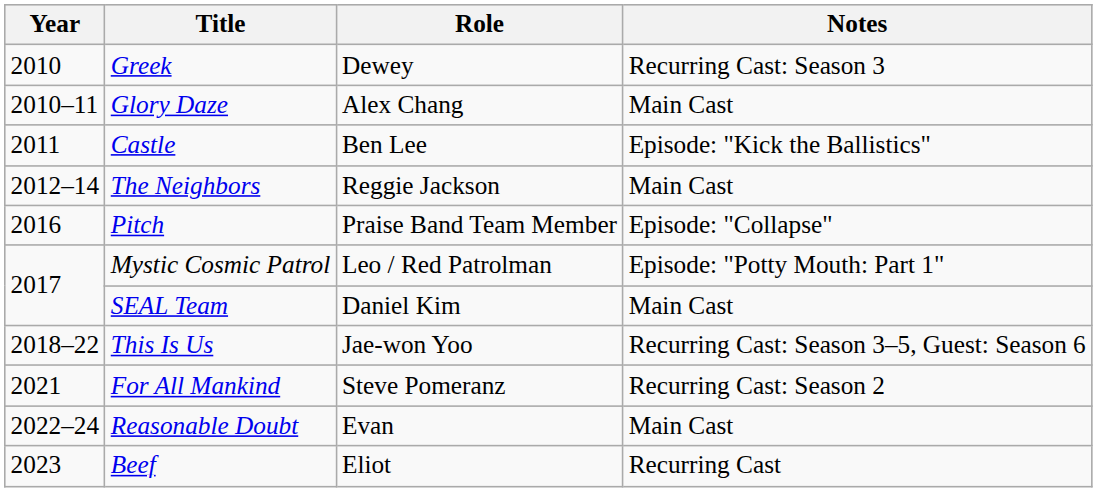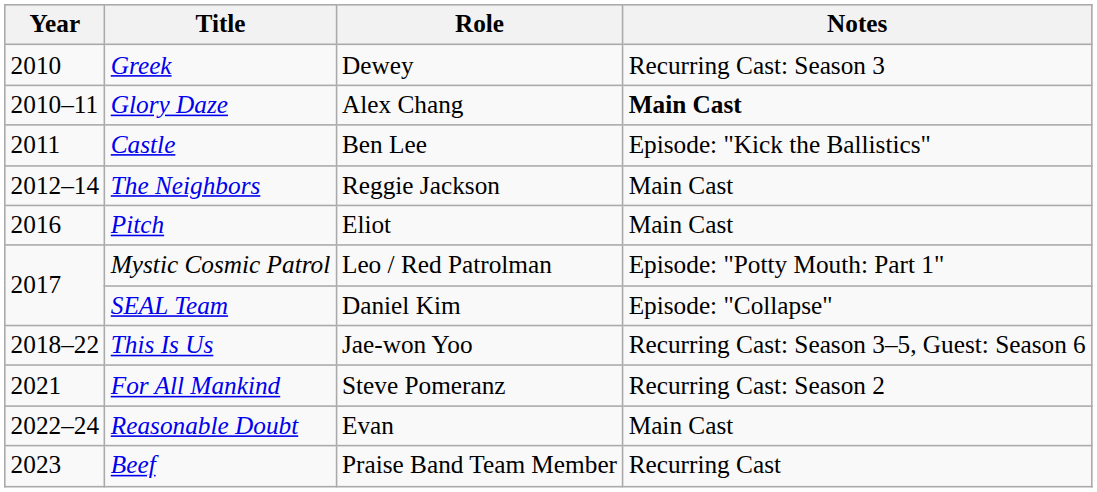(681, 104) normal -> (685, 104) bold
(479, 225) Praise Band Team Member -> (367, 225) Eliot
(731, 225) Episode: "Collapse" -> (681, 225) Main Cast
(681, 305) Main Cast -> (731, 305) Episode: "Collapse"
(367, 465) Eliot -> (479, 465) Praise Band Team Member
